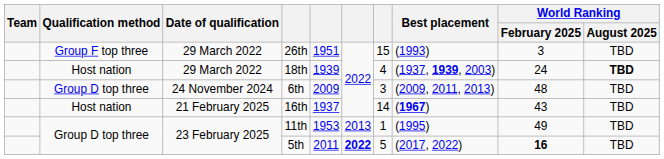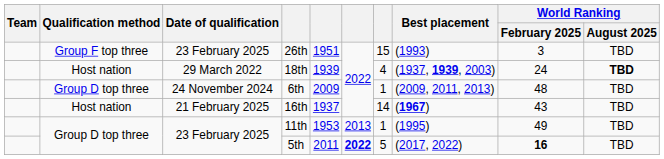(222, 51) 29 March 2022 -> (222, 51) 23 February 2025
(383, 88) 3 -> (383, 88) 1
